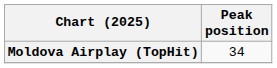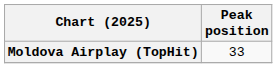(237, 52) 34 -> (237, 52) 33
